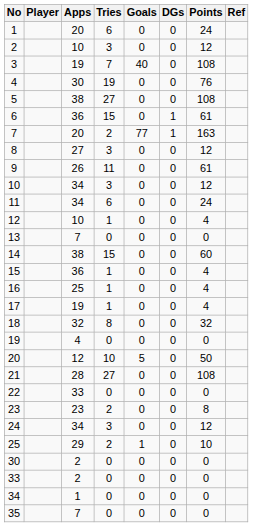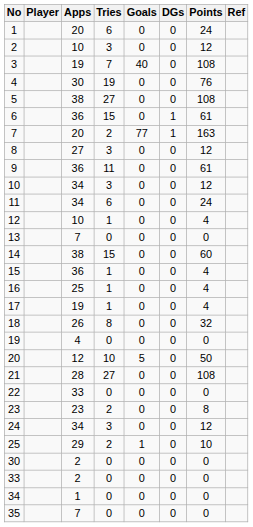(78, 168) 26 -> (78, 168) 36
(78, 323) 32 -> (78, 323) 26
